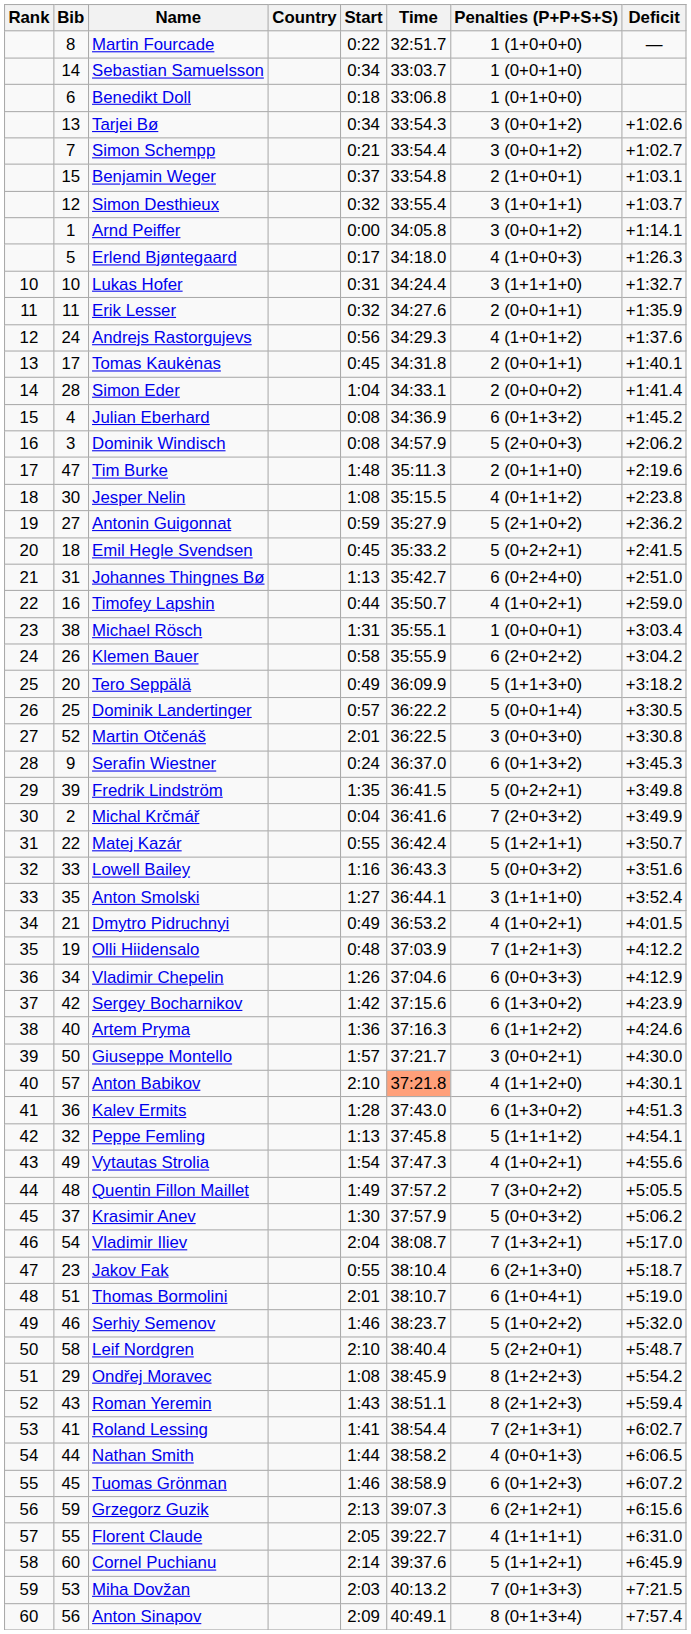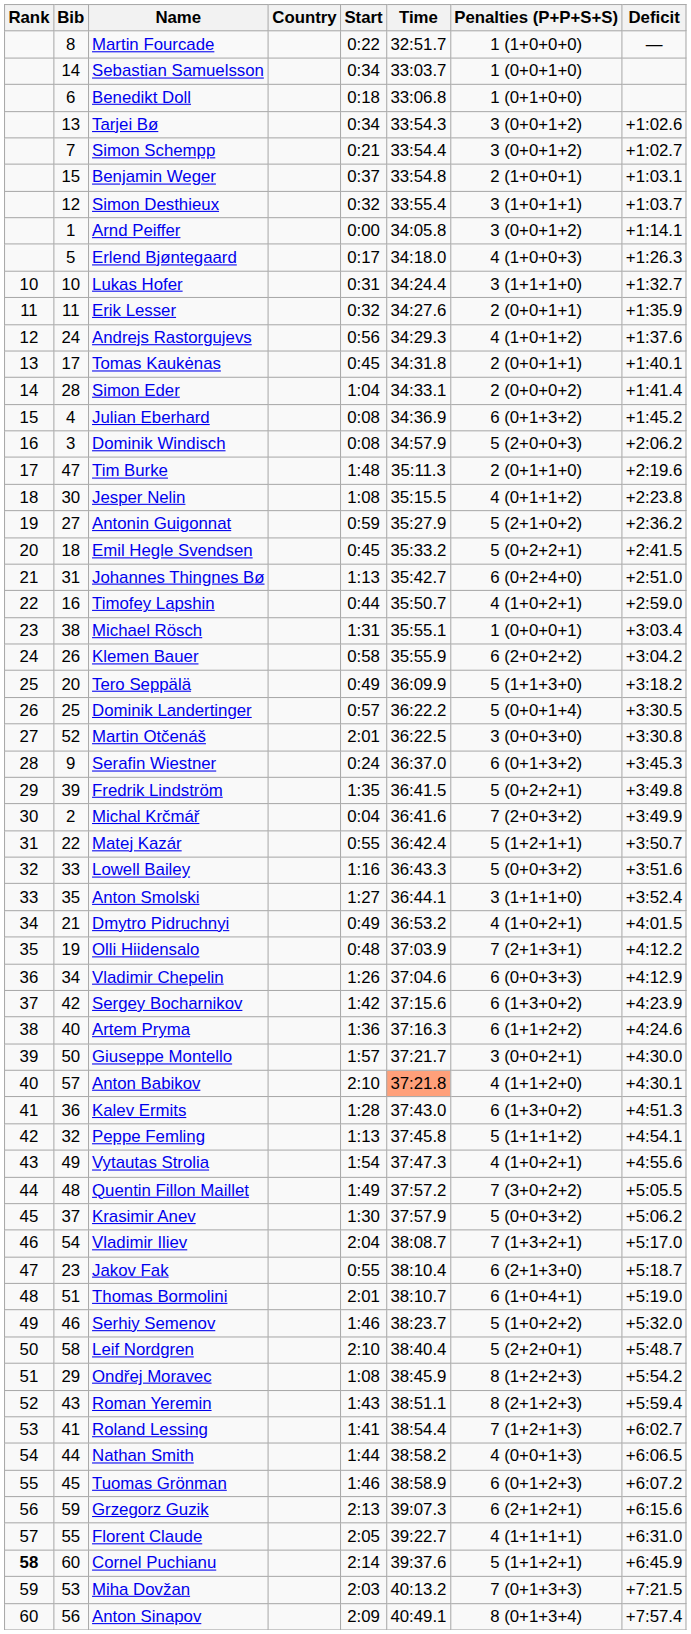(536, 950) 7 (1+2+1+3) -> (536, 950) 7 (2+1+3+1)
(536, 1429) 7 (2+1+3+1) -> (536, 1429) 7 (1+2+1+3)
(29, 1563) normal -> (29, 1563) bold
